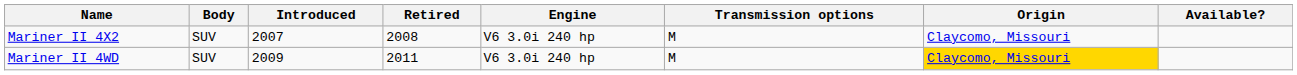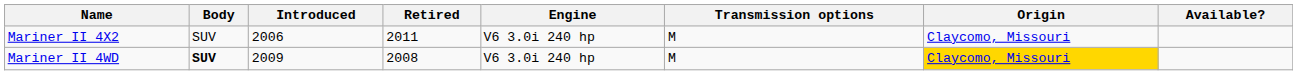(268, 37) 2007 -> (268, 37) 2006
(402, 37) 2008 -> (402, 37) 2011
(204, 59) normal -> (204, 59) bold
(402, 59) 2011 -> (402, 59) 2008
